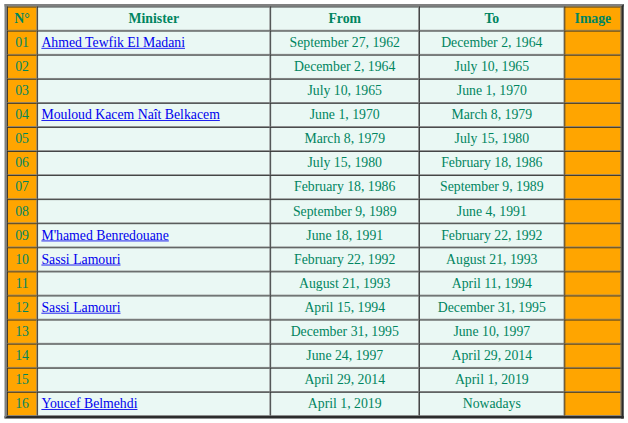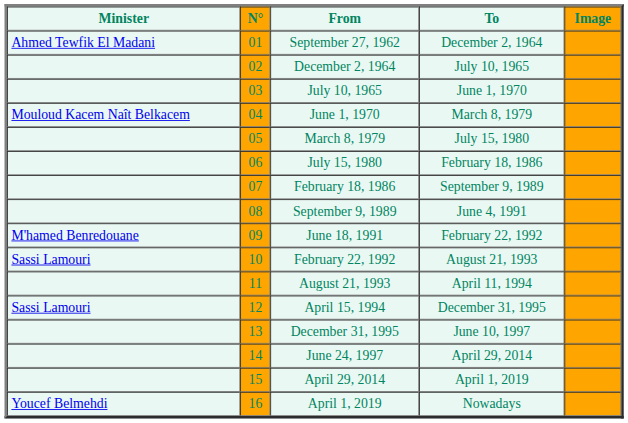columns swapped: (22, 18) <-> (154, 18)
